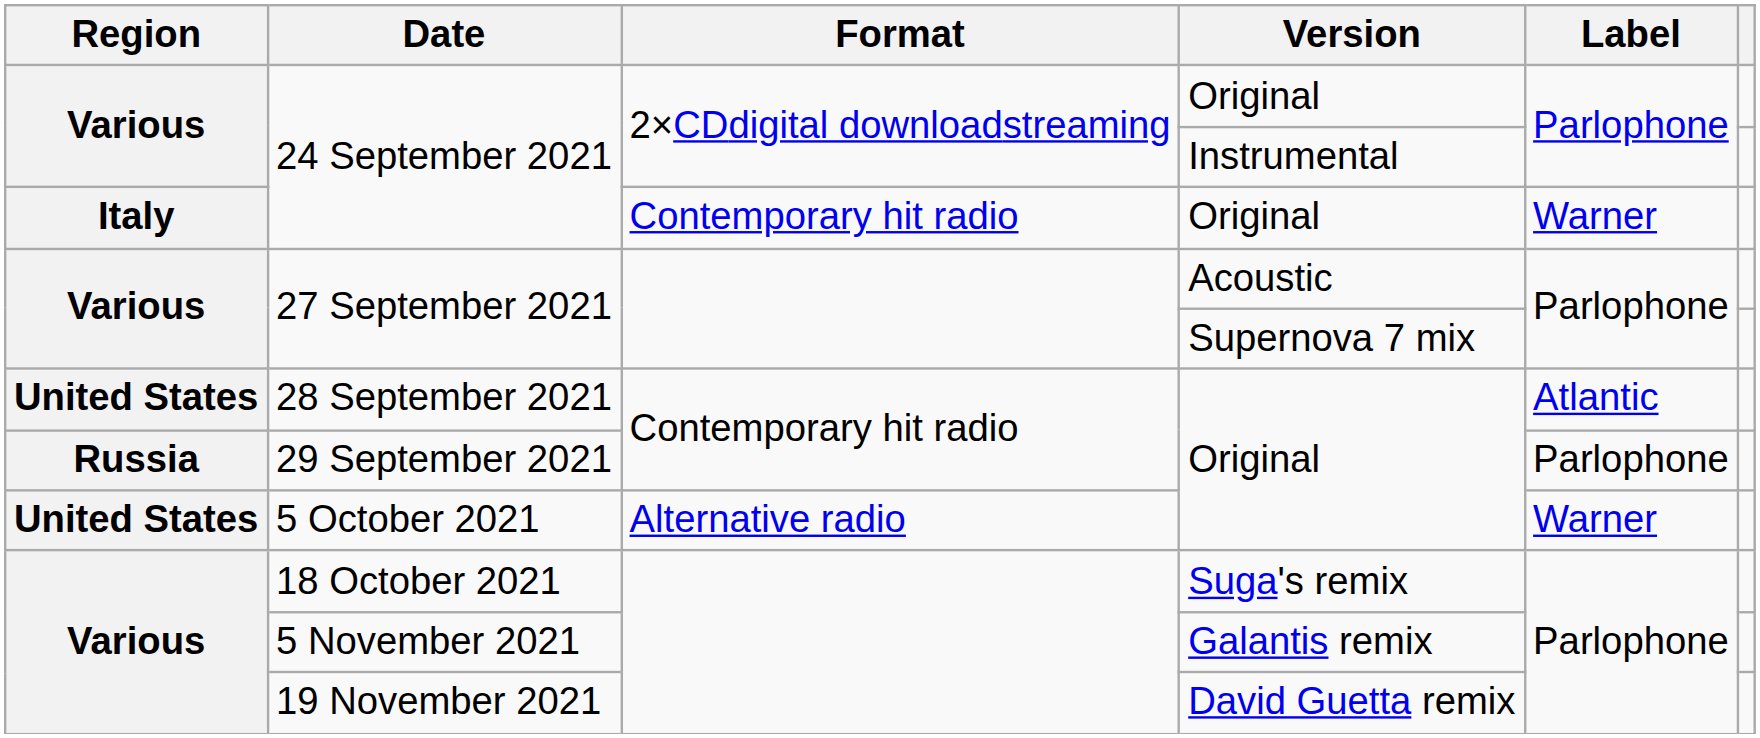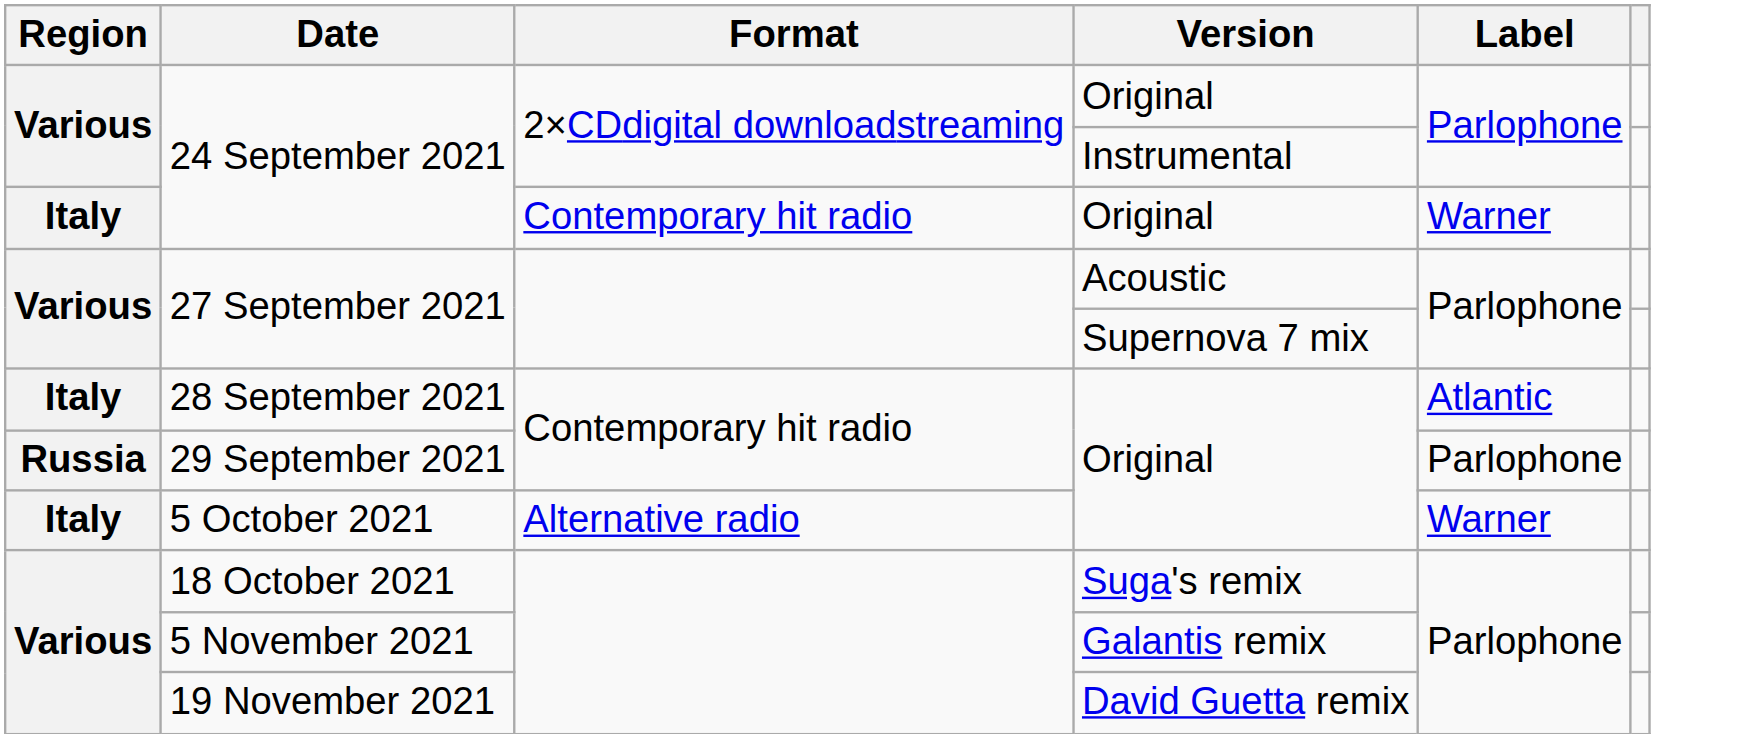(136, 398) United States -> (83, 398) Italy
(136, 519) United States -> (83, 519) Italy
